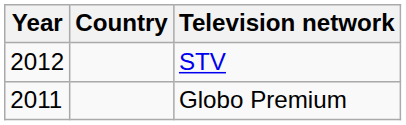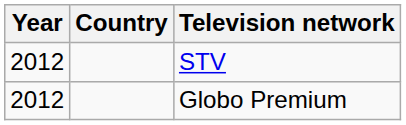(36, 100) 2011 -> (37, 100) 2012
